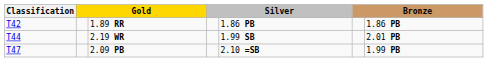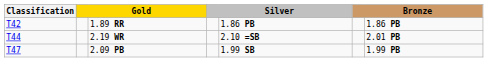(237, 37) 1.99 SB -> (240, 37) 2.10 =SB
(240, 50) 2.10 =SB -> (237, 50) 1.99 SB
